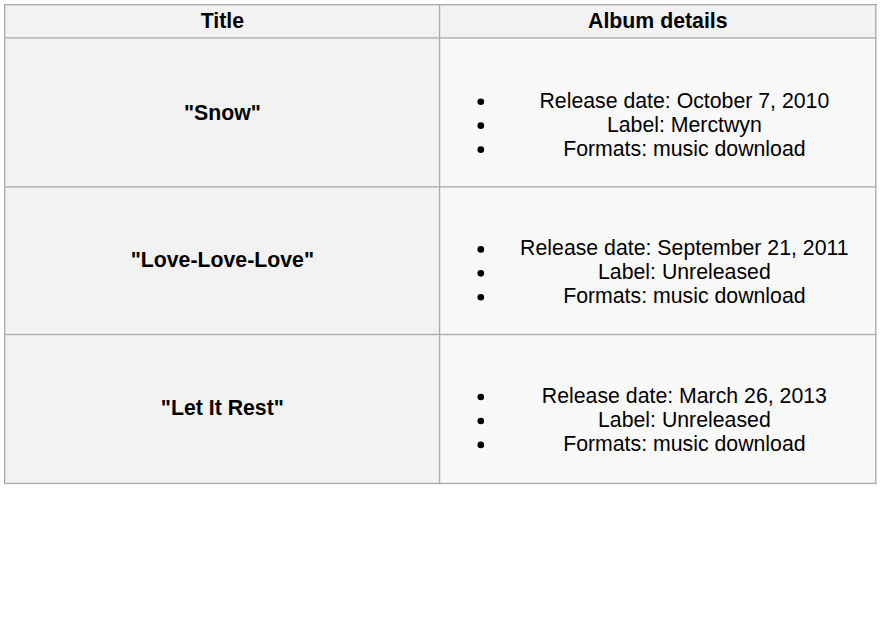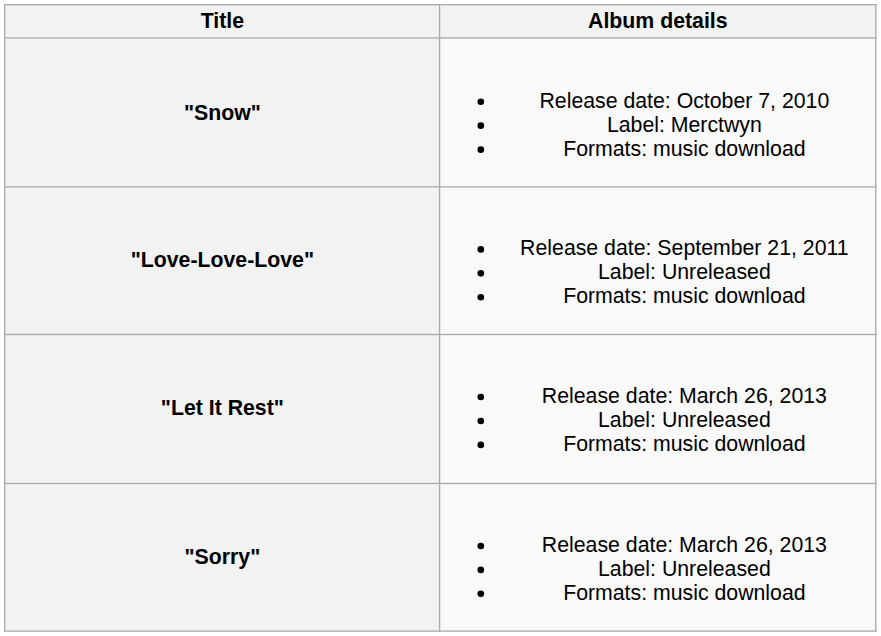+ row: (222, 556)
